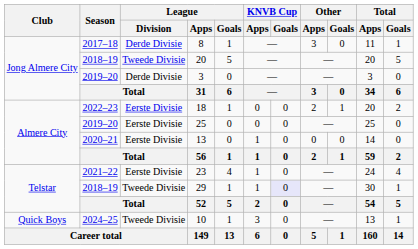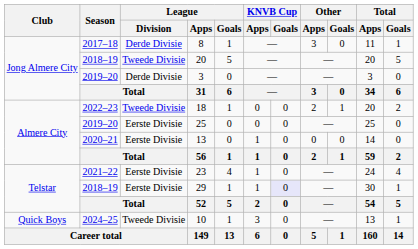(154, 108) Eerste Divisie -> (154, 108) Tweede Divisie
(154, 188) Tweede Divisie -> (154, 188) Eerste Divisie
